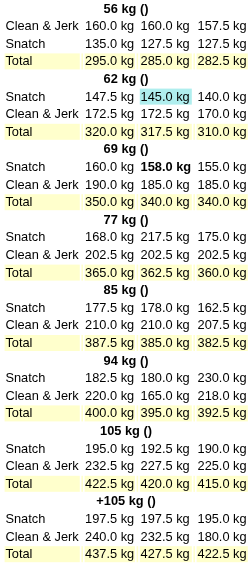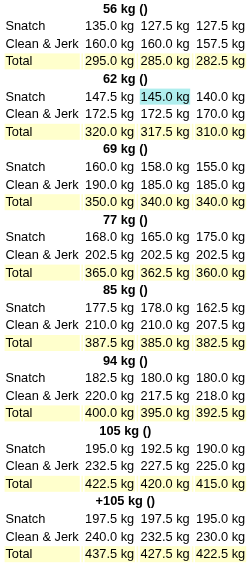rows swapped: (25, 43) <-> (42, 26)
(166, 167) bold -> (165, 167) normal
(165, 237) 217.5 kg -> (165, 237) 165.0 kg
(222, 378) 230.0 kg -> (221, 378) 180.0 kg
(165, 395) 165.0 kg -> (165, 395) 217.5 kg
(222, 536) 180.0 kg -> (221, 536) 230.0 kg
